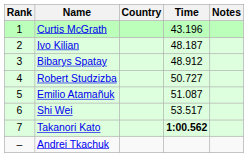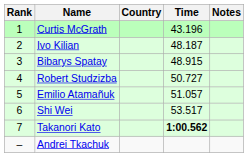(187, 62) 48.912 -> (187, 62) 48.915
(187, 95) 51.087 -> (187, 95) 51.057
